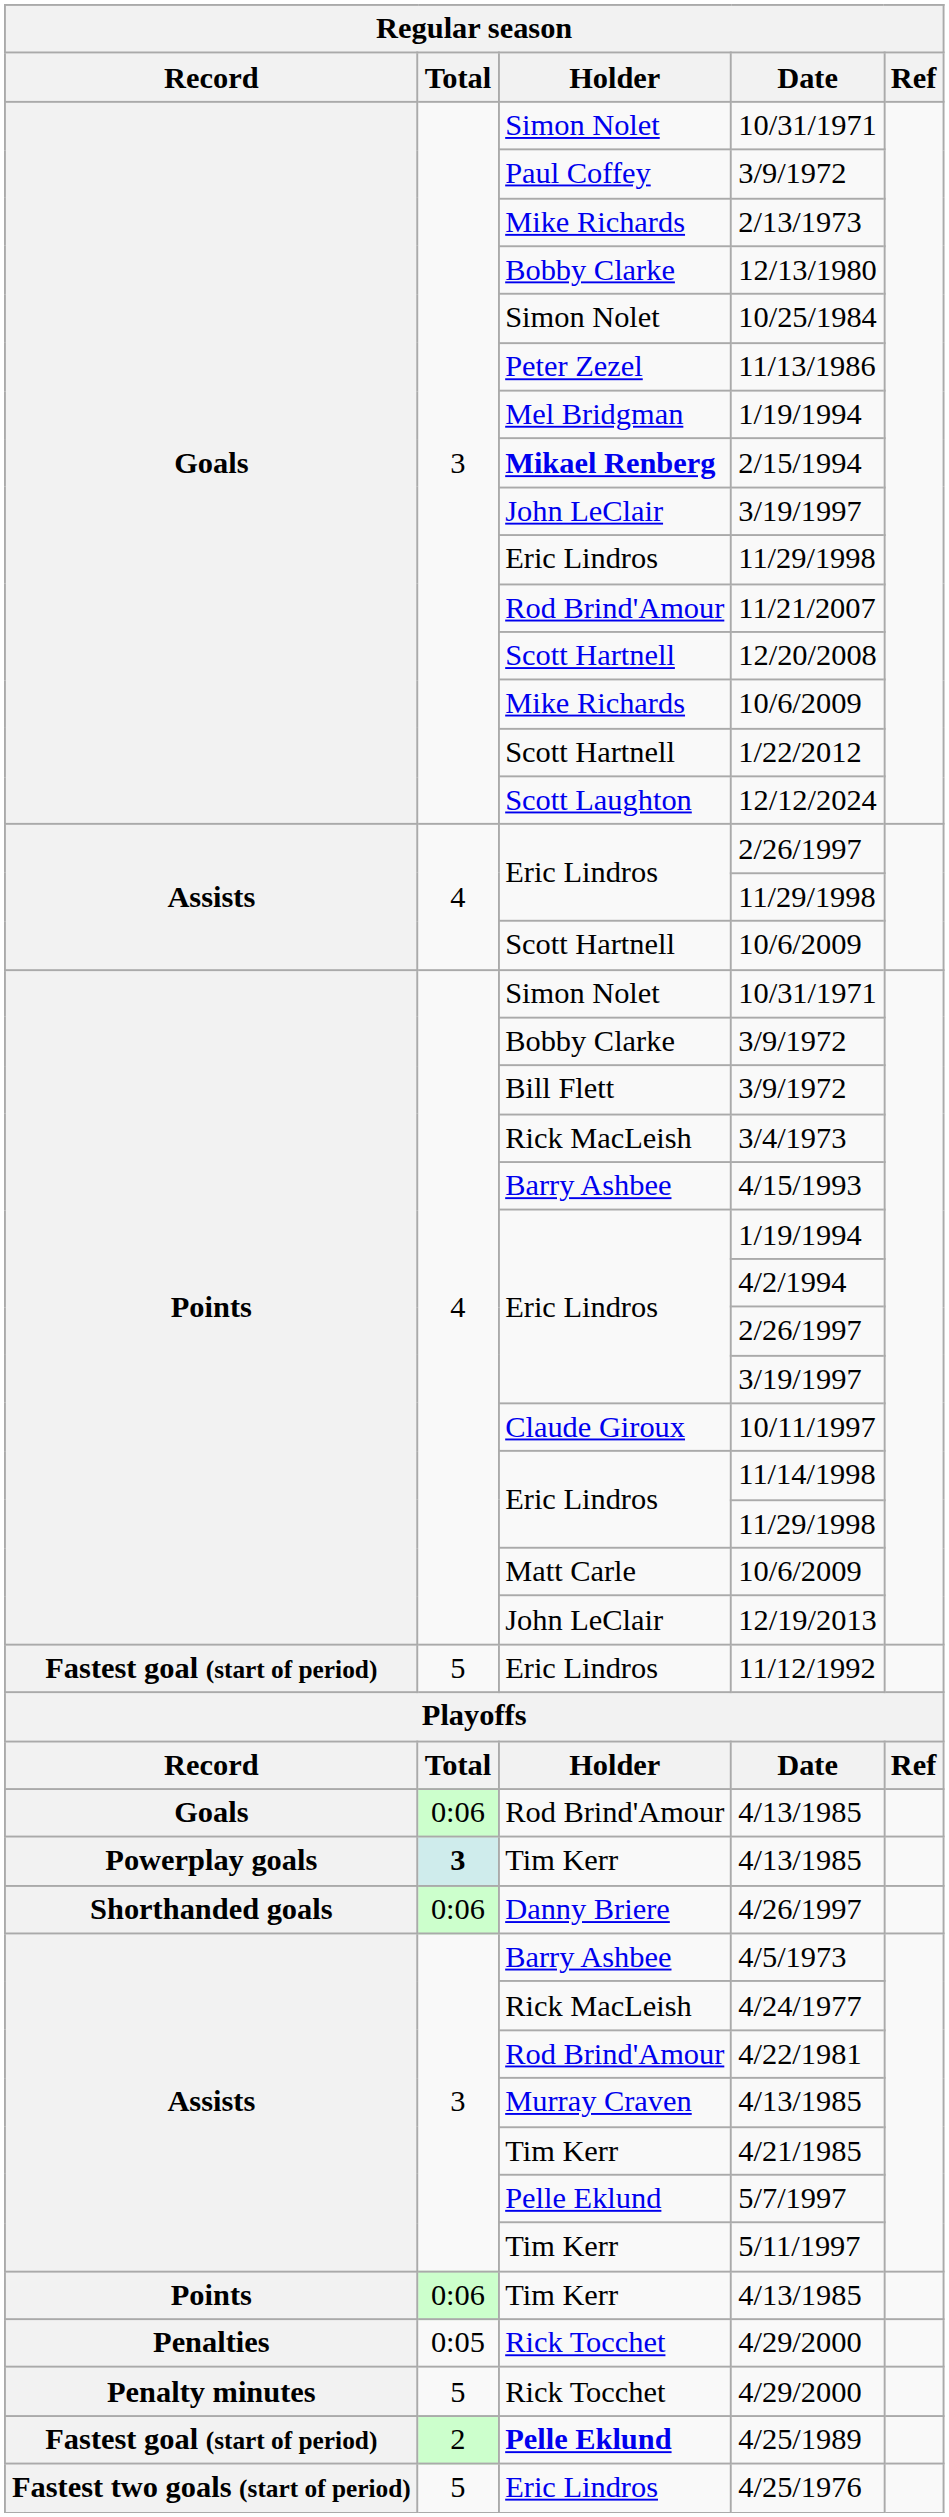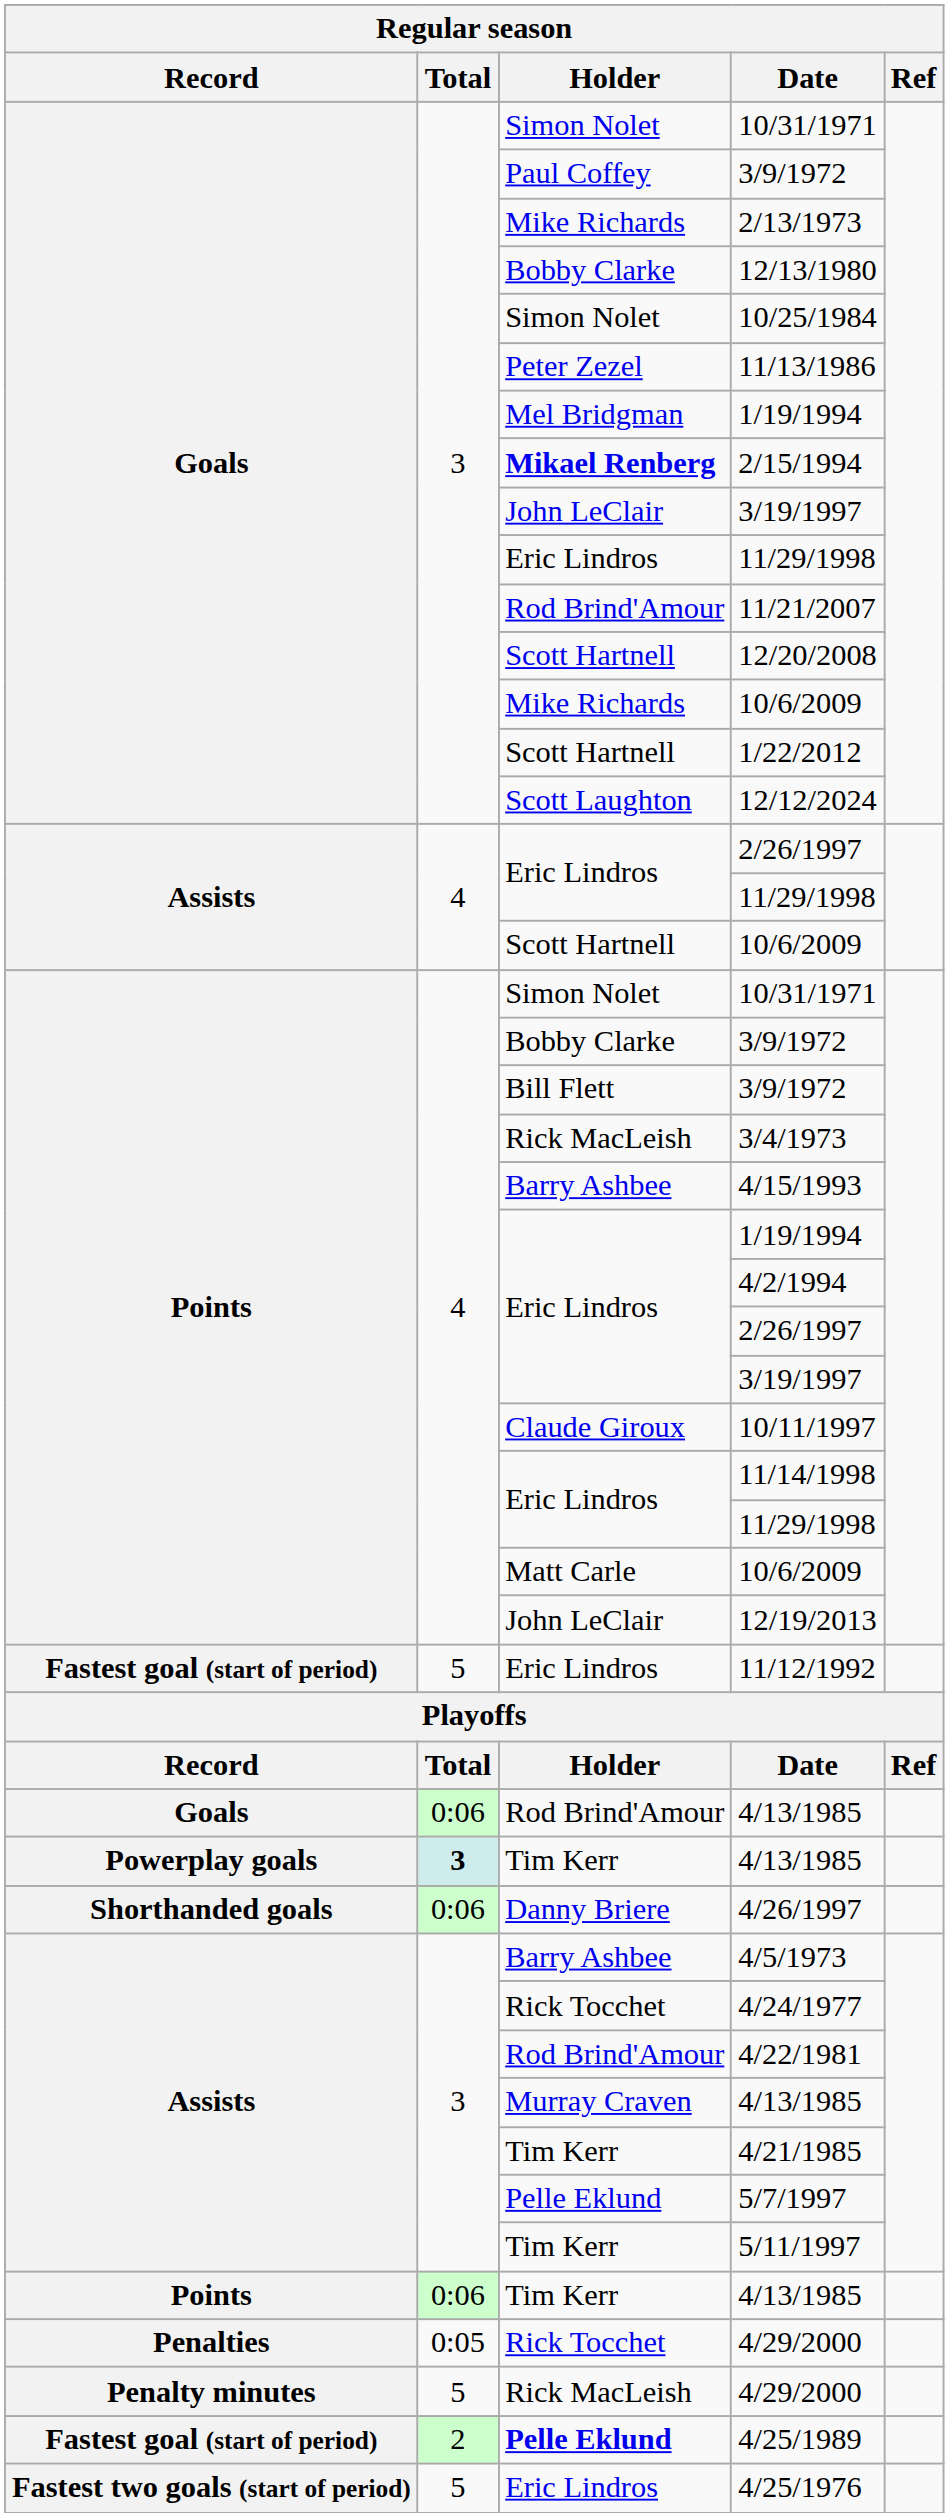(598, 2005) Rick MacLeish -> (585, 2005) Rick Tocchet
(585, 2391) Rick Tocchet -> (598, 2391) Rick MacLeish
